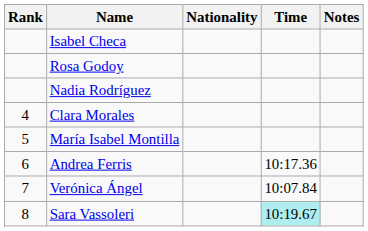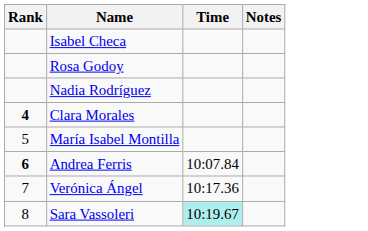- column: (222, 16)
(25, 115) normal -> (25, 115) bold
(25, 164) normal -> (25, 164) bold
(291, 164) 10:17.36 -> (213, 164) 10:07.84
(291, 188) 10:07.84 -> (213, 188) 10:17.36
